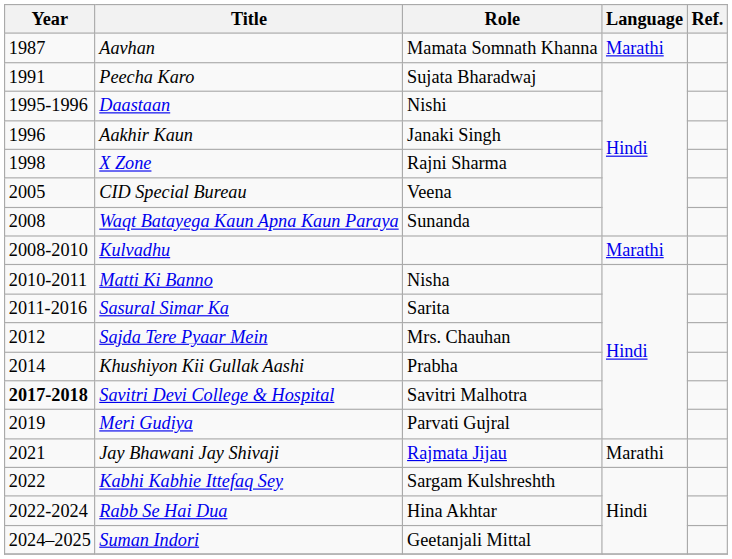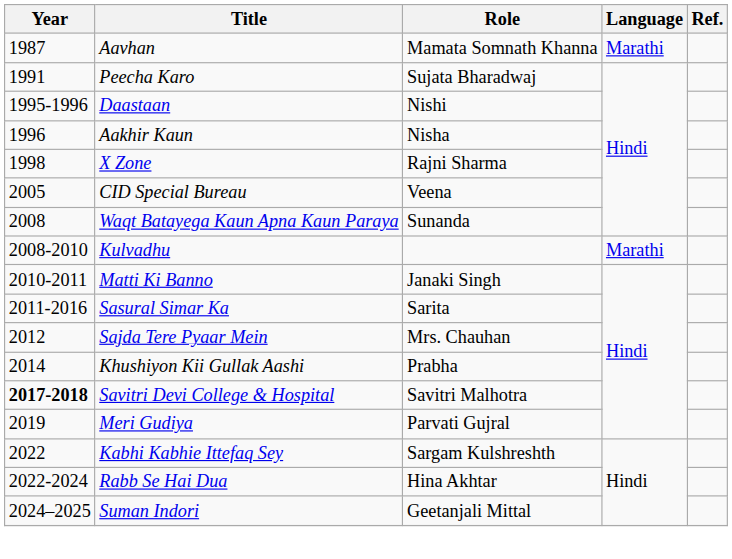(454, 134) Janaki Singh -> (428, 134) Nisha
(428, 279) Nisha -> (454, 279) Janaki Singh
- row: (189, 452)
